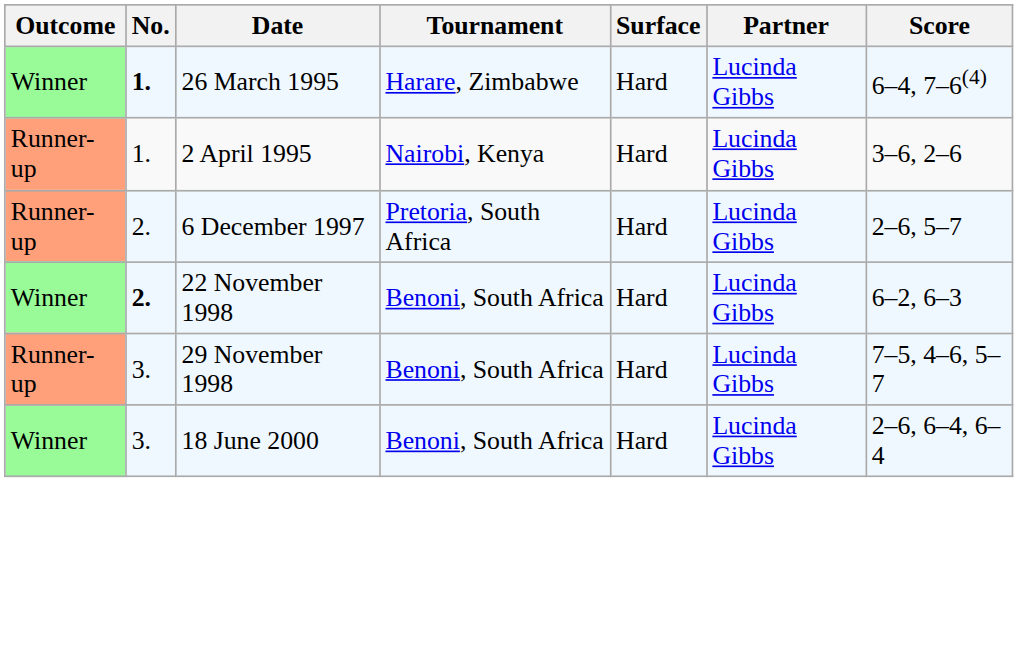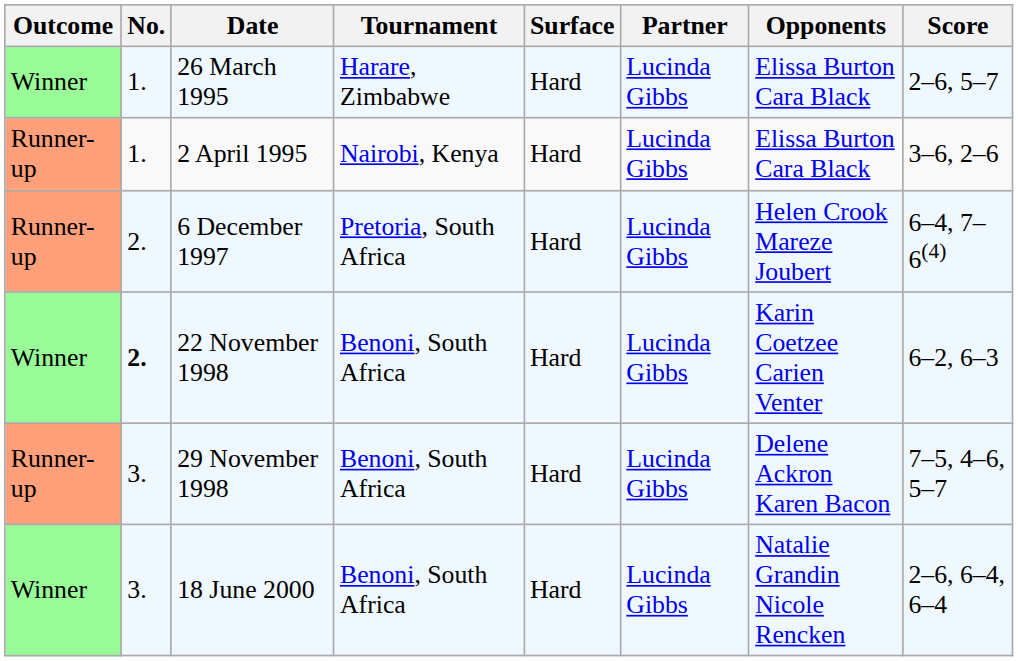+ column: (826, 24)
(141, 81) bold -> (137, 81) normal
(929, 81) 6–4, 7–6(4) -> (954, 81) 2–6, 5–7
(917, 225) 2–6, 5–7 -> (947, 239) 6–4, 7–6(4)
